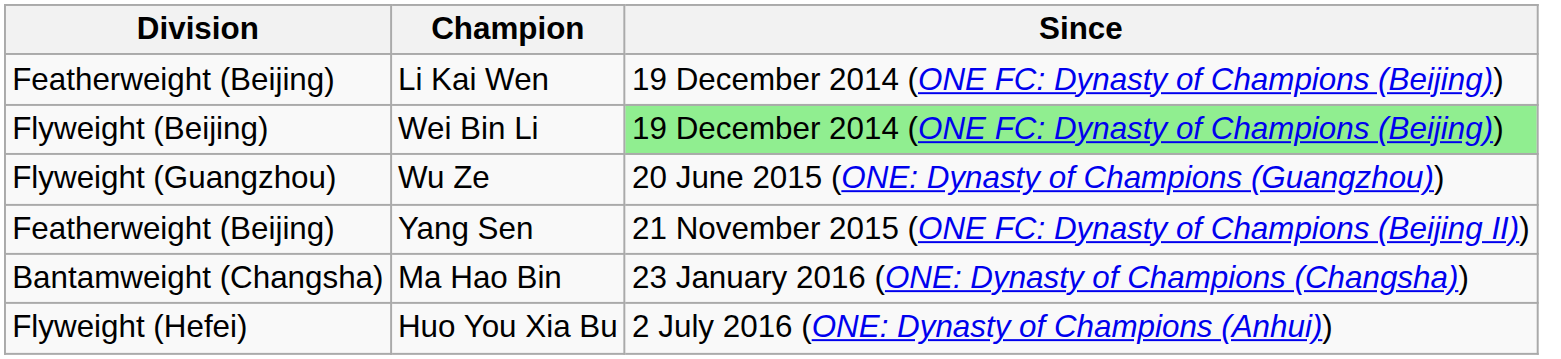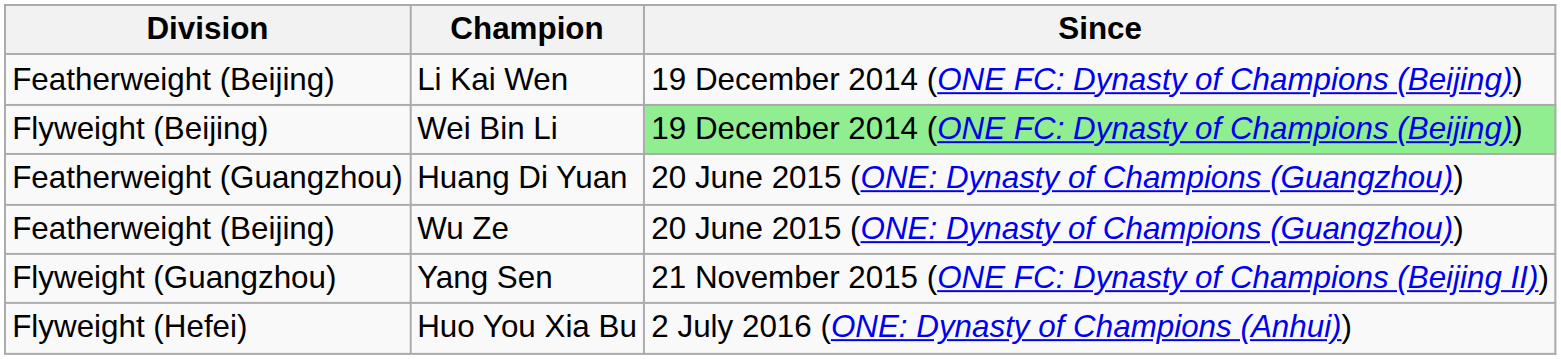+ row: (522, 178)
(174, 178) Flyweight (Guangzhou) -> (173, 228) Featherweight (Beijing)
(173, 228) Featherweight (Beijing) -> (174, 278) Flyweight (Guangzhou)
- row: (480, 278)
